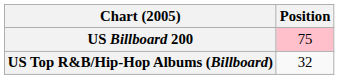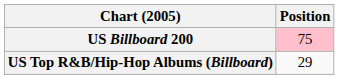(305, 62) 32 -> (305, 62) 29
